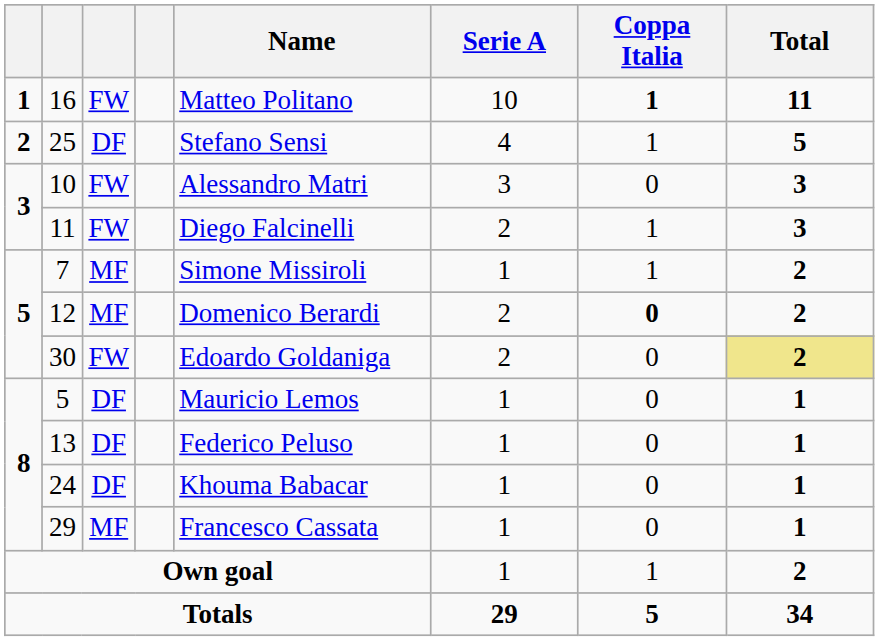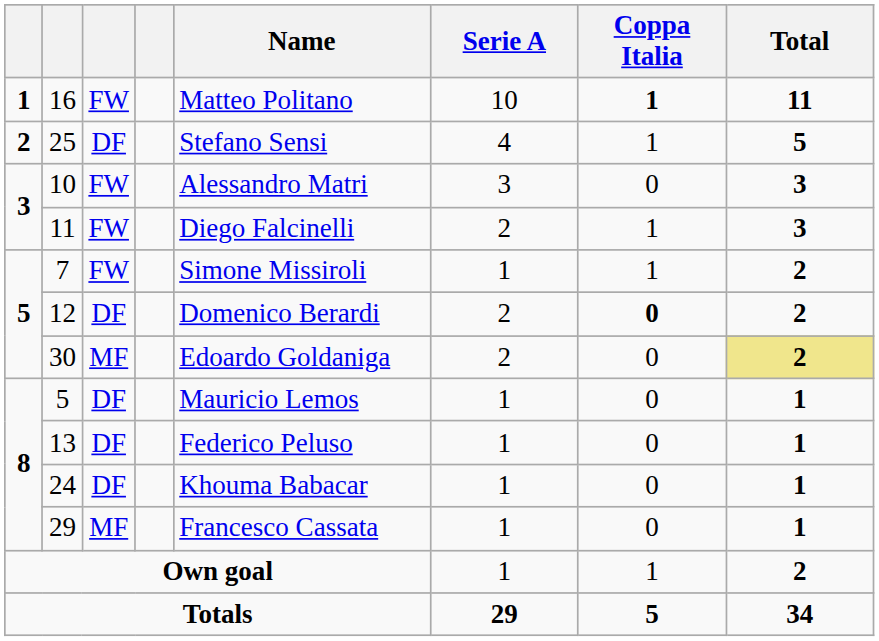(109, 270) MF -> (109, 270) FW
(109, 313) MF -> (109, 313) DF
(109, 356) FW -> (109, 356) MF
